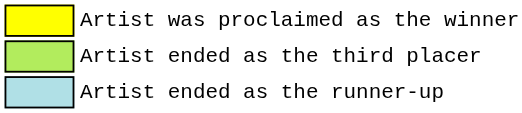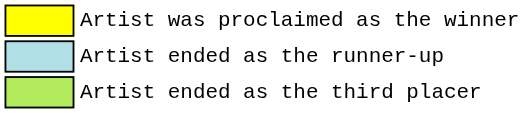rows swapped: (262, 92) <-> (281, 56)
